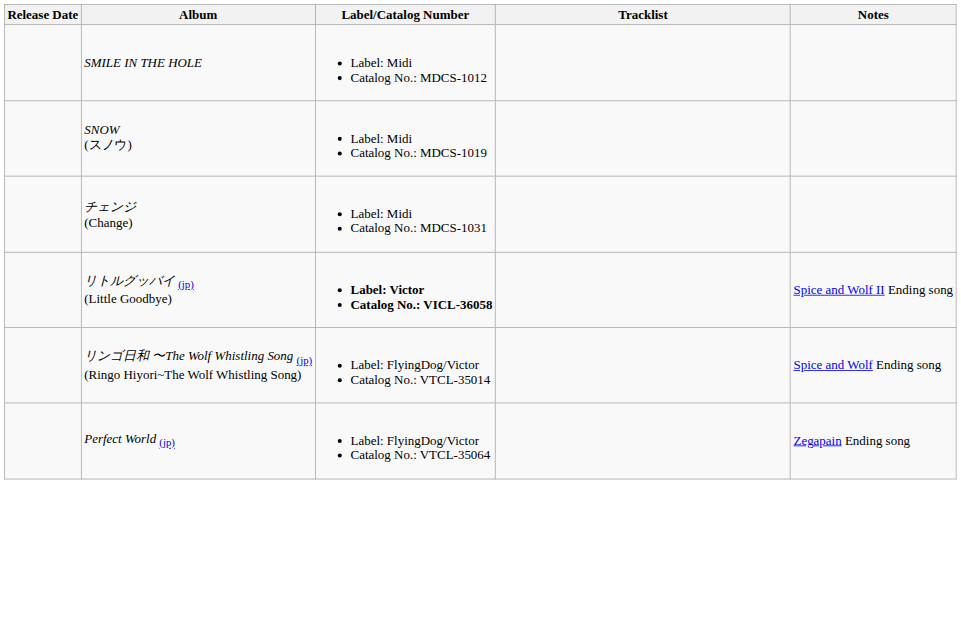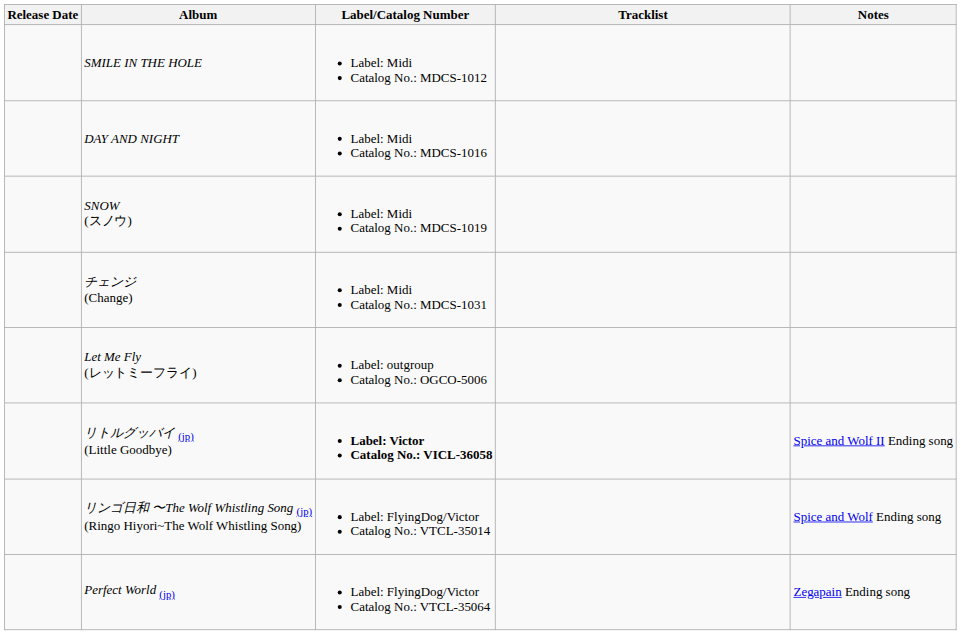+ row: (132, 138)
+ row: (140, 364)
